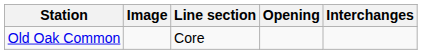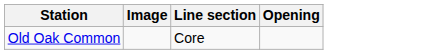- column: (370, 15)
